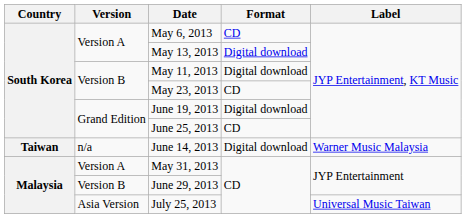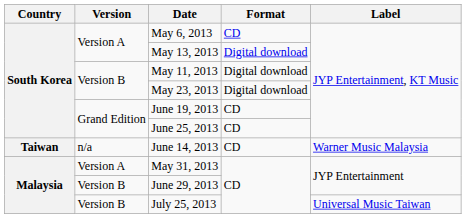(232, 90) CD -> (266, 90) Digital download
(266, 109) Digital download -> (232, 109) CD
(266, 147) Digital download -> (232, 147) CD
(108, 204) Asia Version -> (101, 204) Version B
